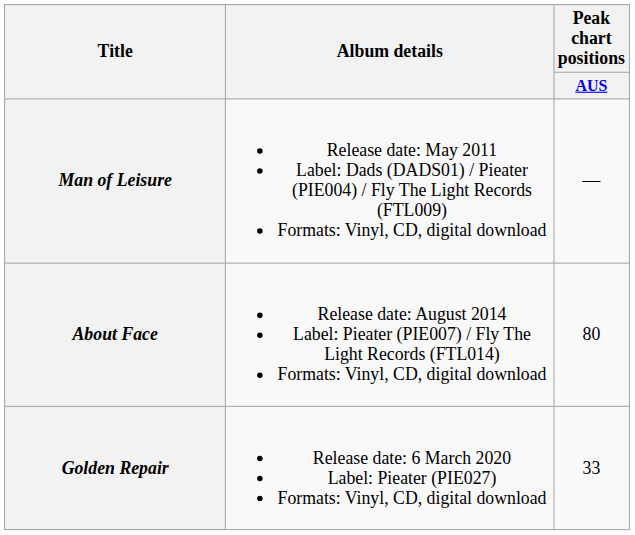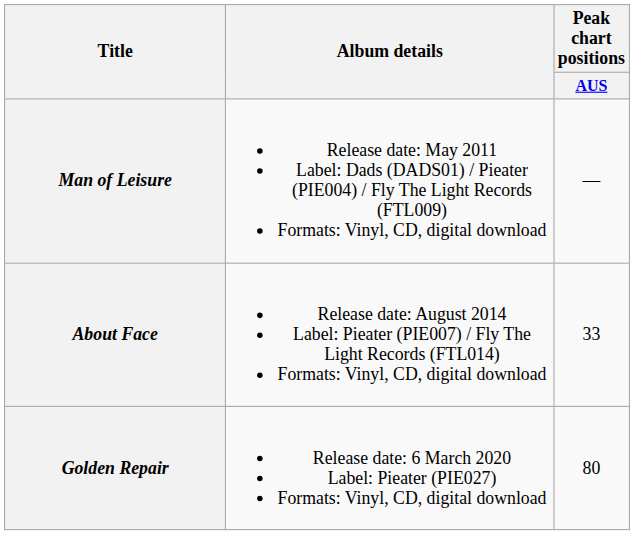(591, 334) 80 -> (591, 334) 33
(591, 467) 33 -> (591, 467) 80
